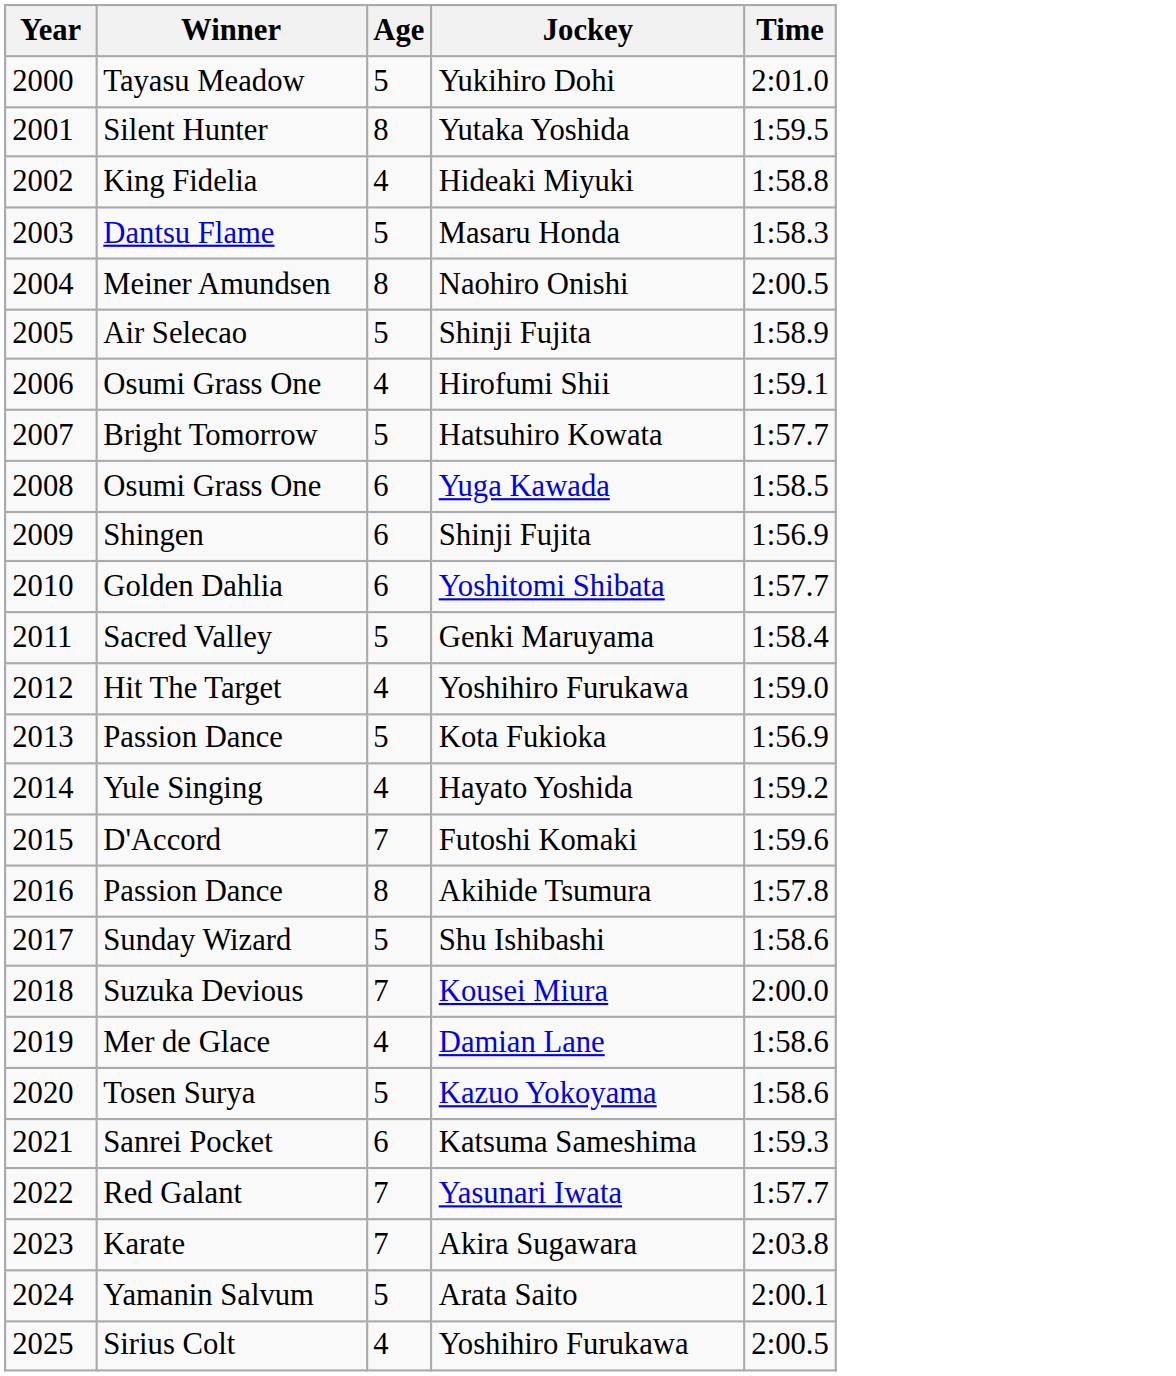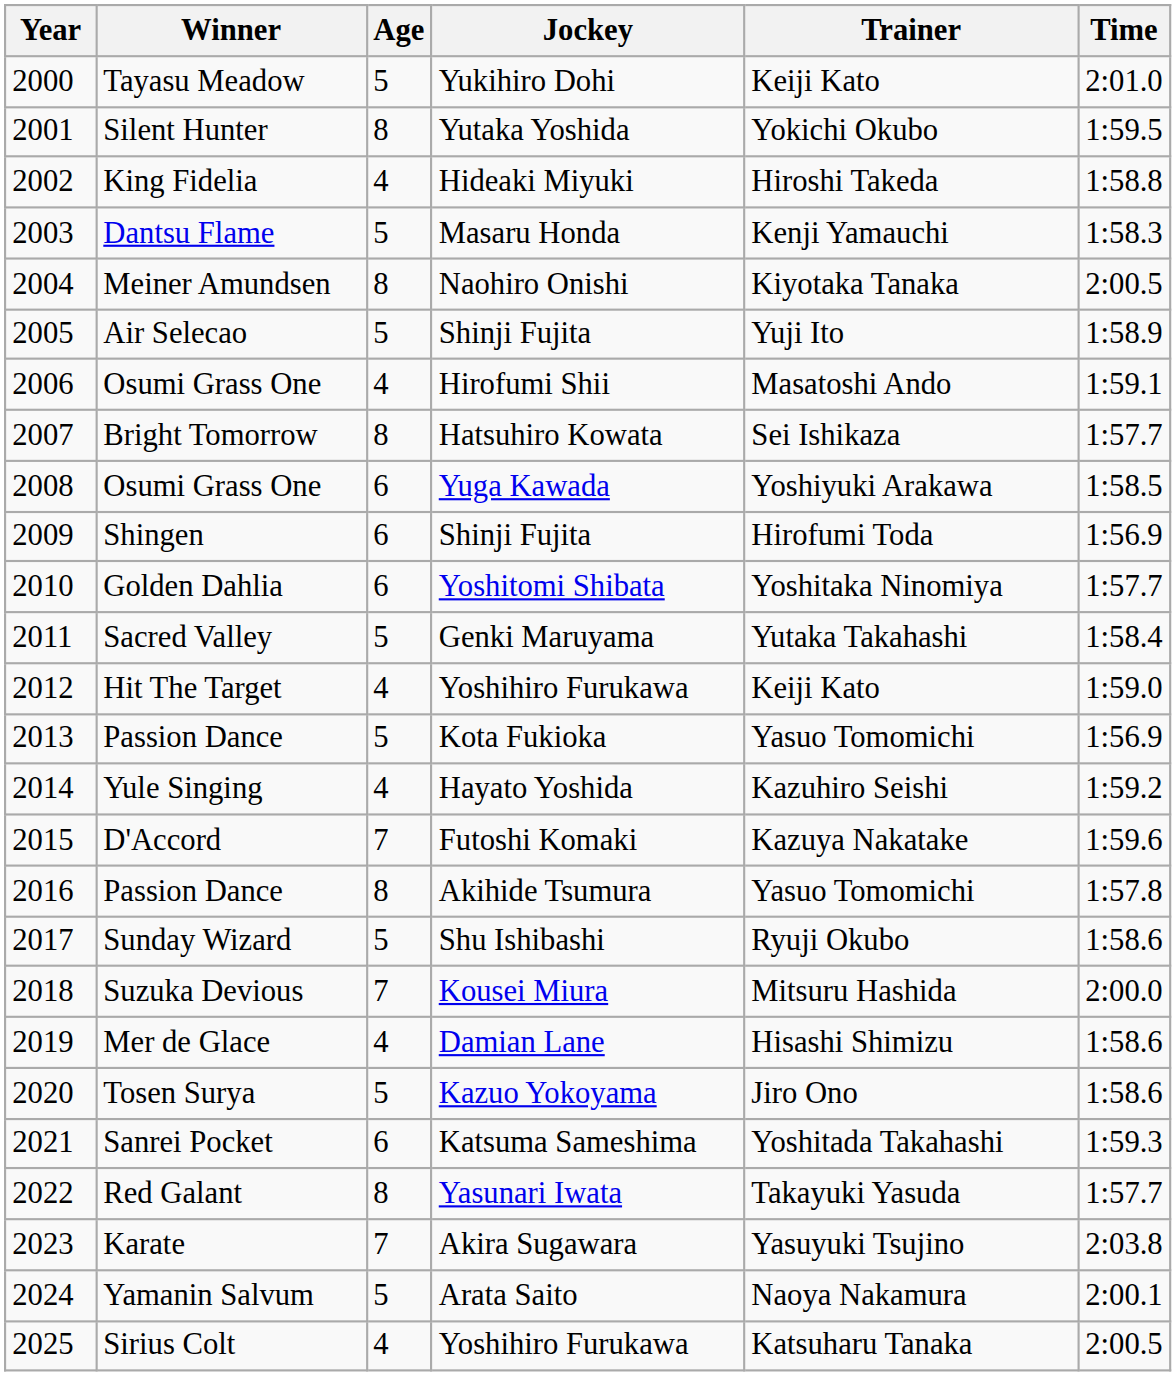+ column: (911, 30)
(381, 434) 5 -> (381, 434) 8
(381, 1193) 7 -> (381, 1193) 8
